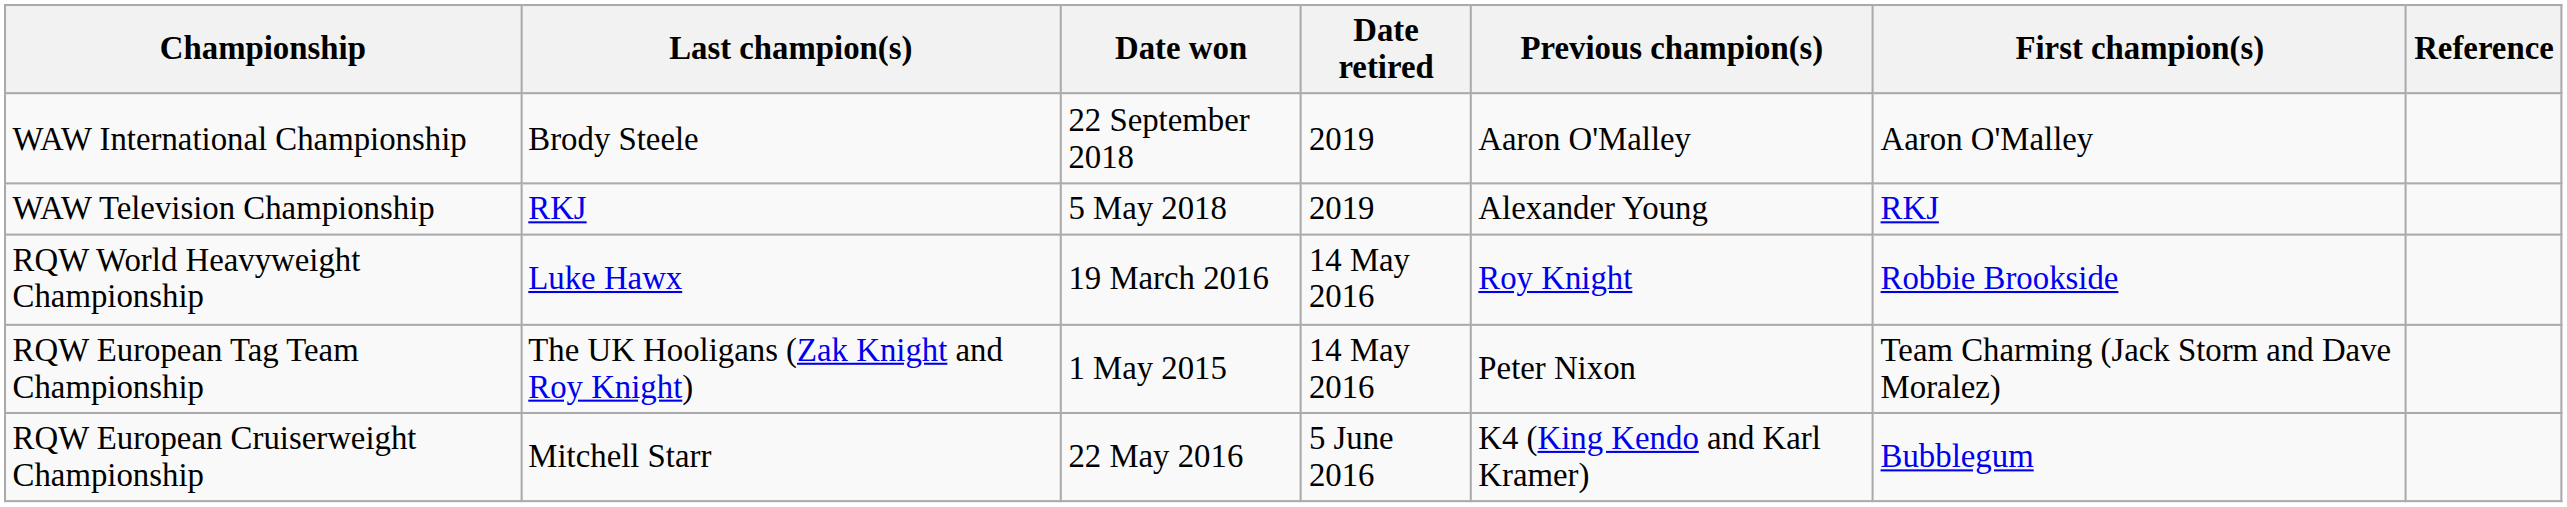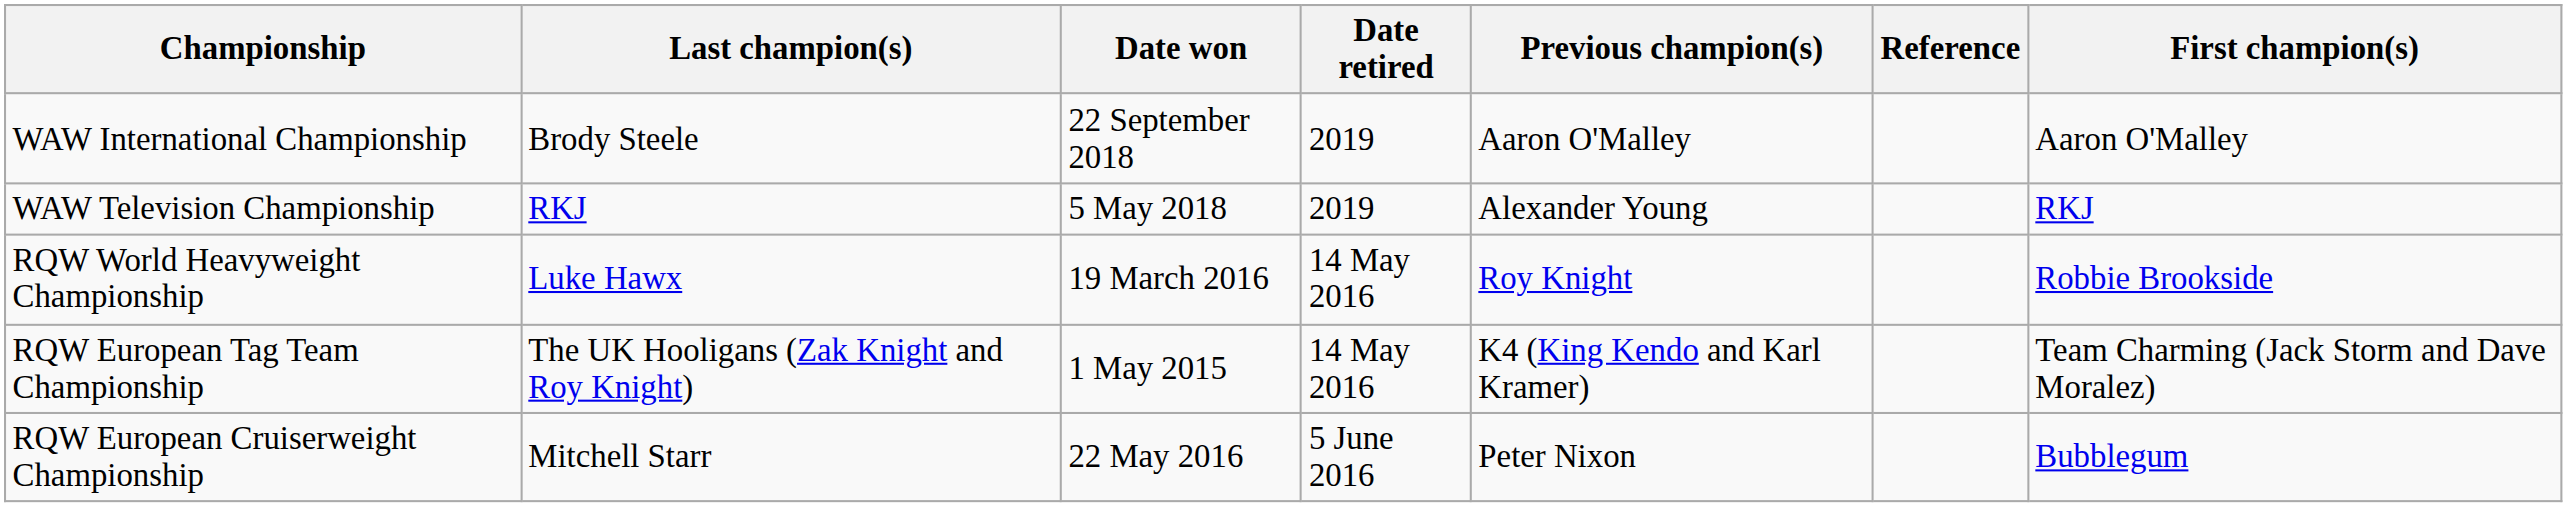columns swapped: (2140, 48) <-> (2484, 48)
(1557, 367) Peter Nixon -> (1650, 367) K4 (King Kendo and Karl Kramer)
(1650, 456) K4 (King Kendo and Karl Kramer) -> (1557, 456) Peter Nixon
